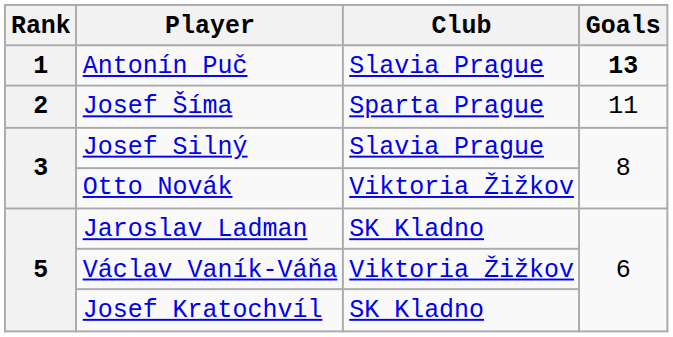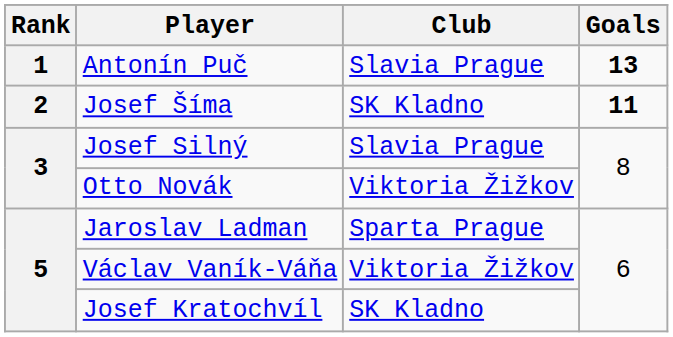(447, 107) Sparta Prague -> (417, 107) SK Kladno
(623, 107) normal -> (623, 107) bold
(417, 229) SK Kladno -> (447, 229) Sparta Prague
